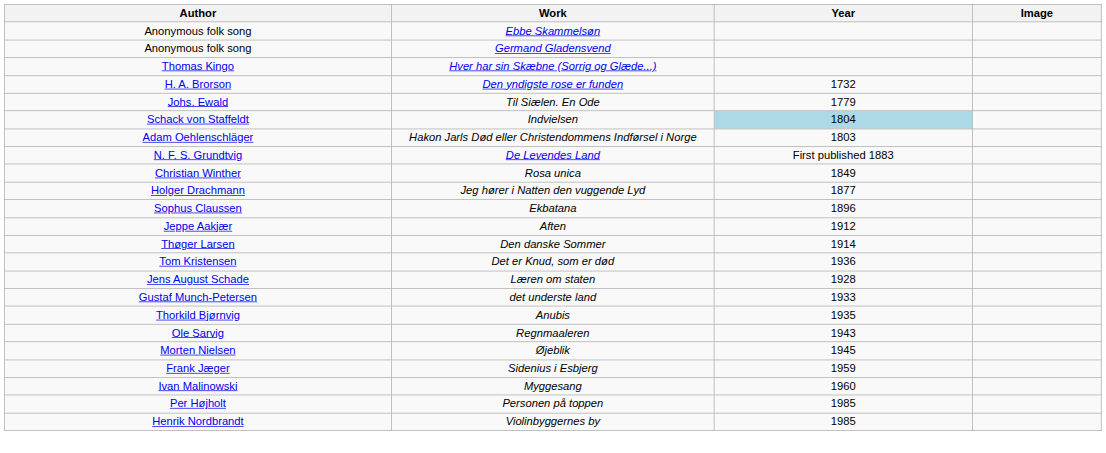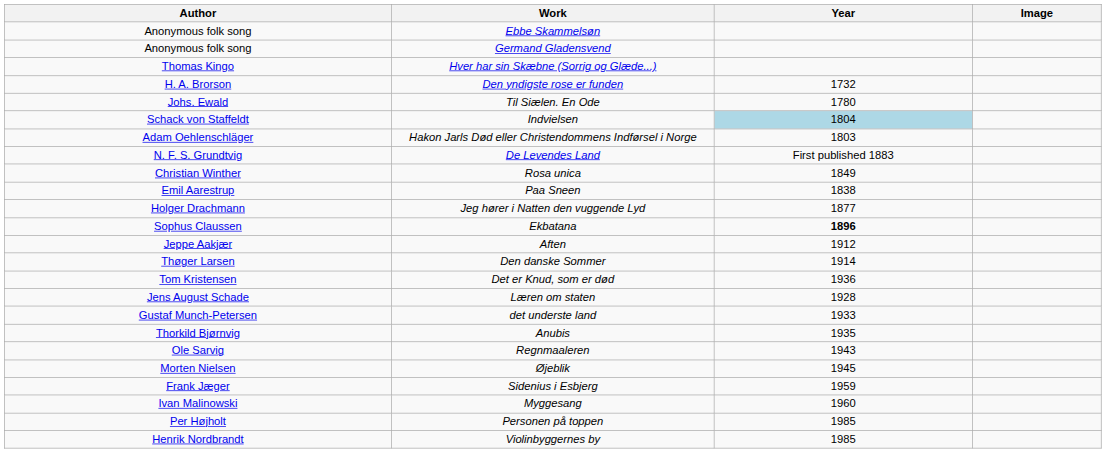(843, 102) 1779 -> (843, 102) 1780
+ row: (553, 191)
(843, 208) normal -> (843, 226) bold
